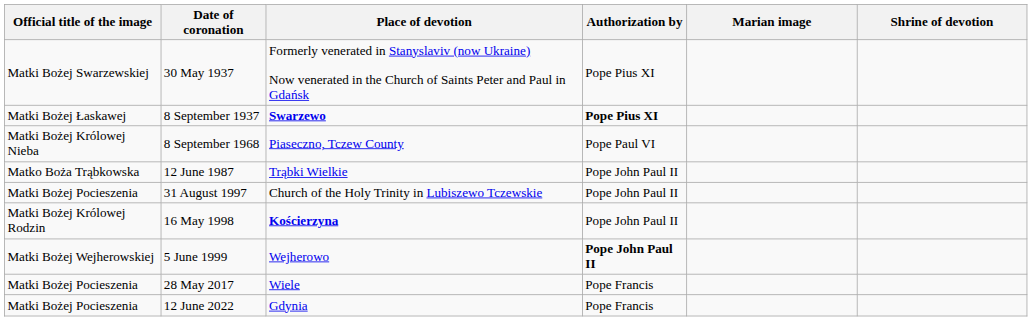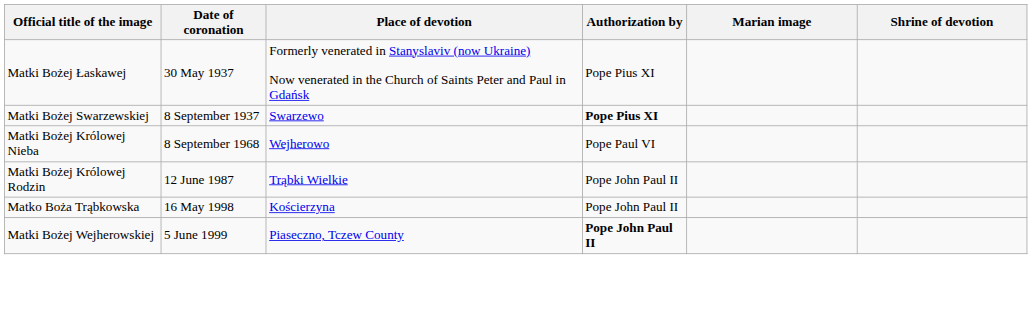(78, 72) Matki Bożej Swarzewskiej -> (67, 72) Matki Bożej Łaskawej
(67, 115) Matki Bożej Łaskawej -> (78, 115) Matki Bożej Swarzewskiej
(297, 115) bold -> (296, 115) normal
(336, 143) Piaseczno, Tczew County -> (299, 143) Wejherowo
(73, 171) Matko Boża Trąbkowska -> (66, 179) Matki Bożej Królowej Rodzin
- row: (205, 192)
(66, 220) Matki Bożej Królowej Rodzin -> (73, 207) Matko Boża Trąbkowska
(304, 220) bold -> (302, 207) normal
(299, 256) Wejherowo -> (337, 235) Piaseczno, Tczew County
- row: (199, 284)
- row: (199, 305)
